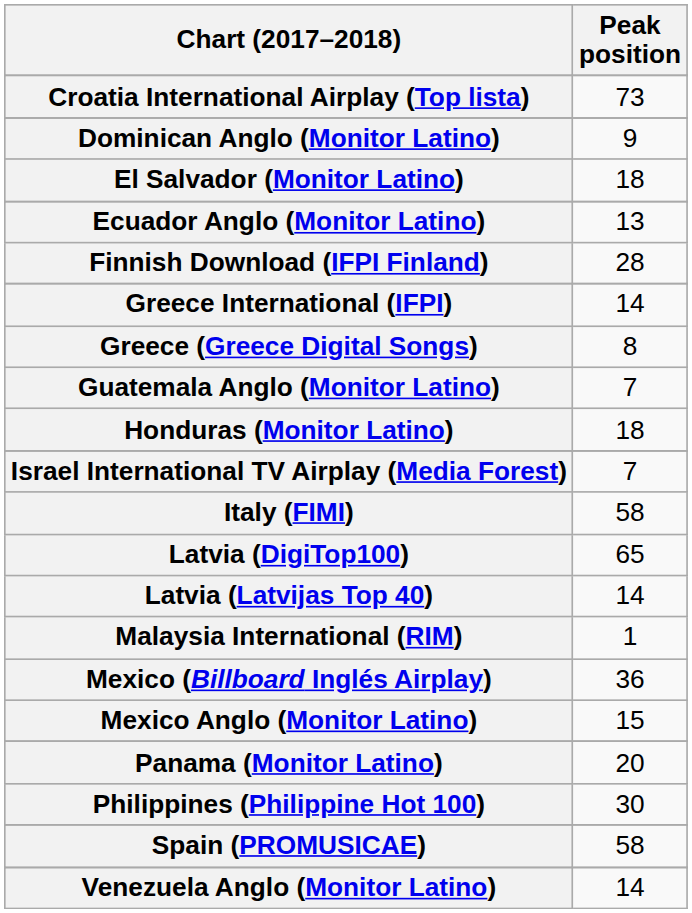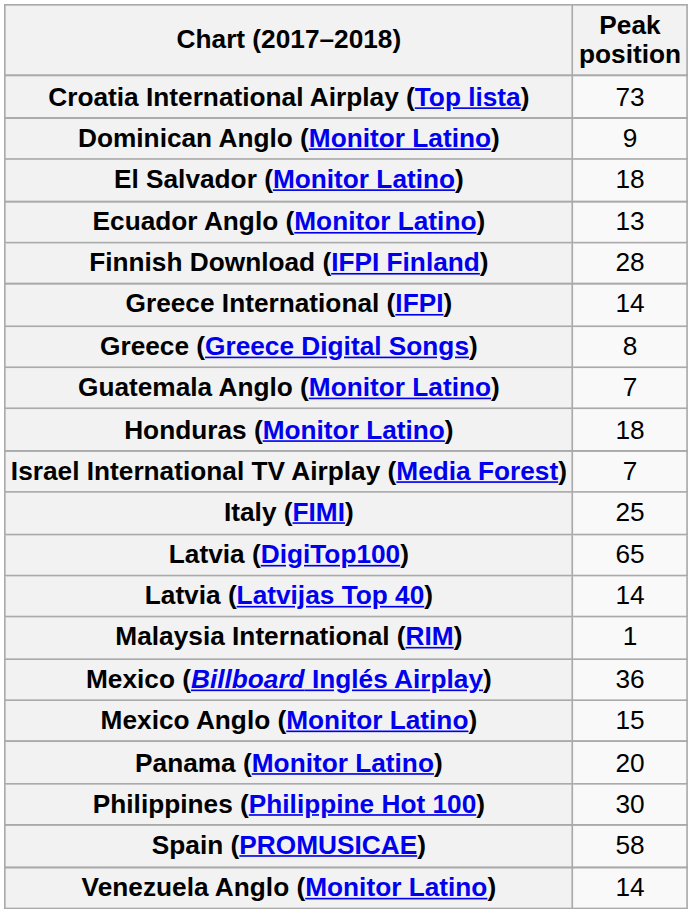(630, 512) 58 -> (630, 512) 25
